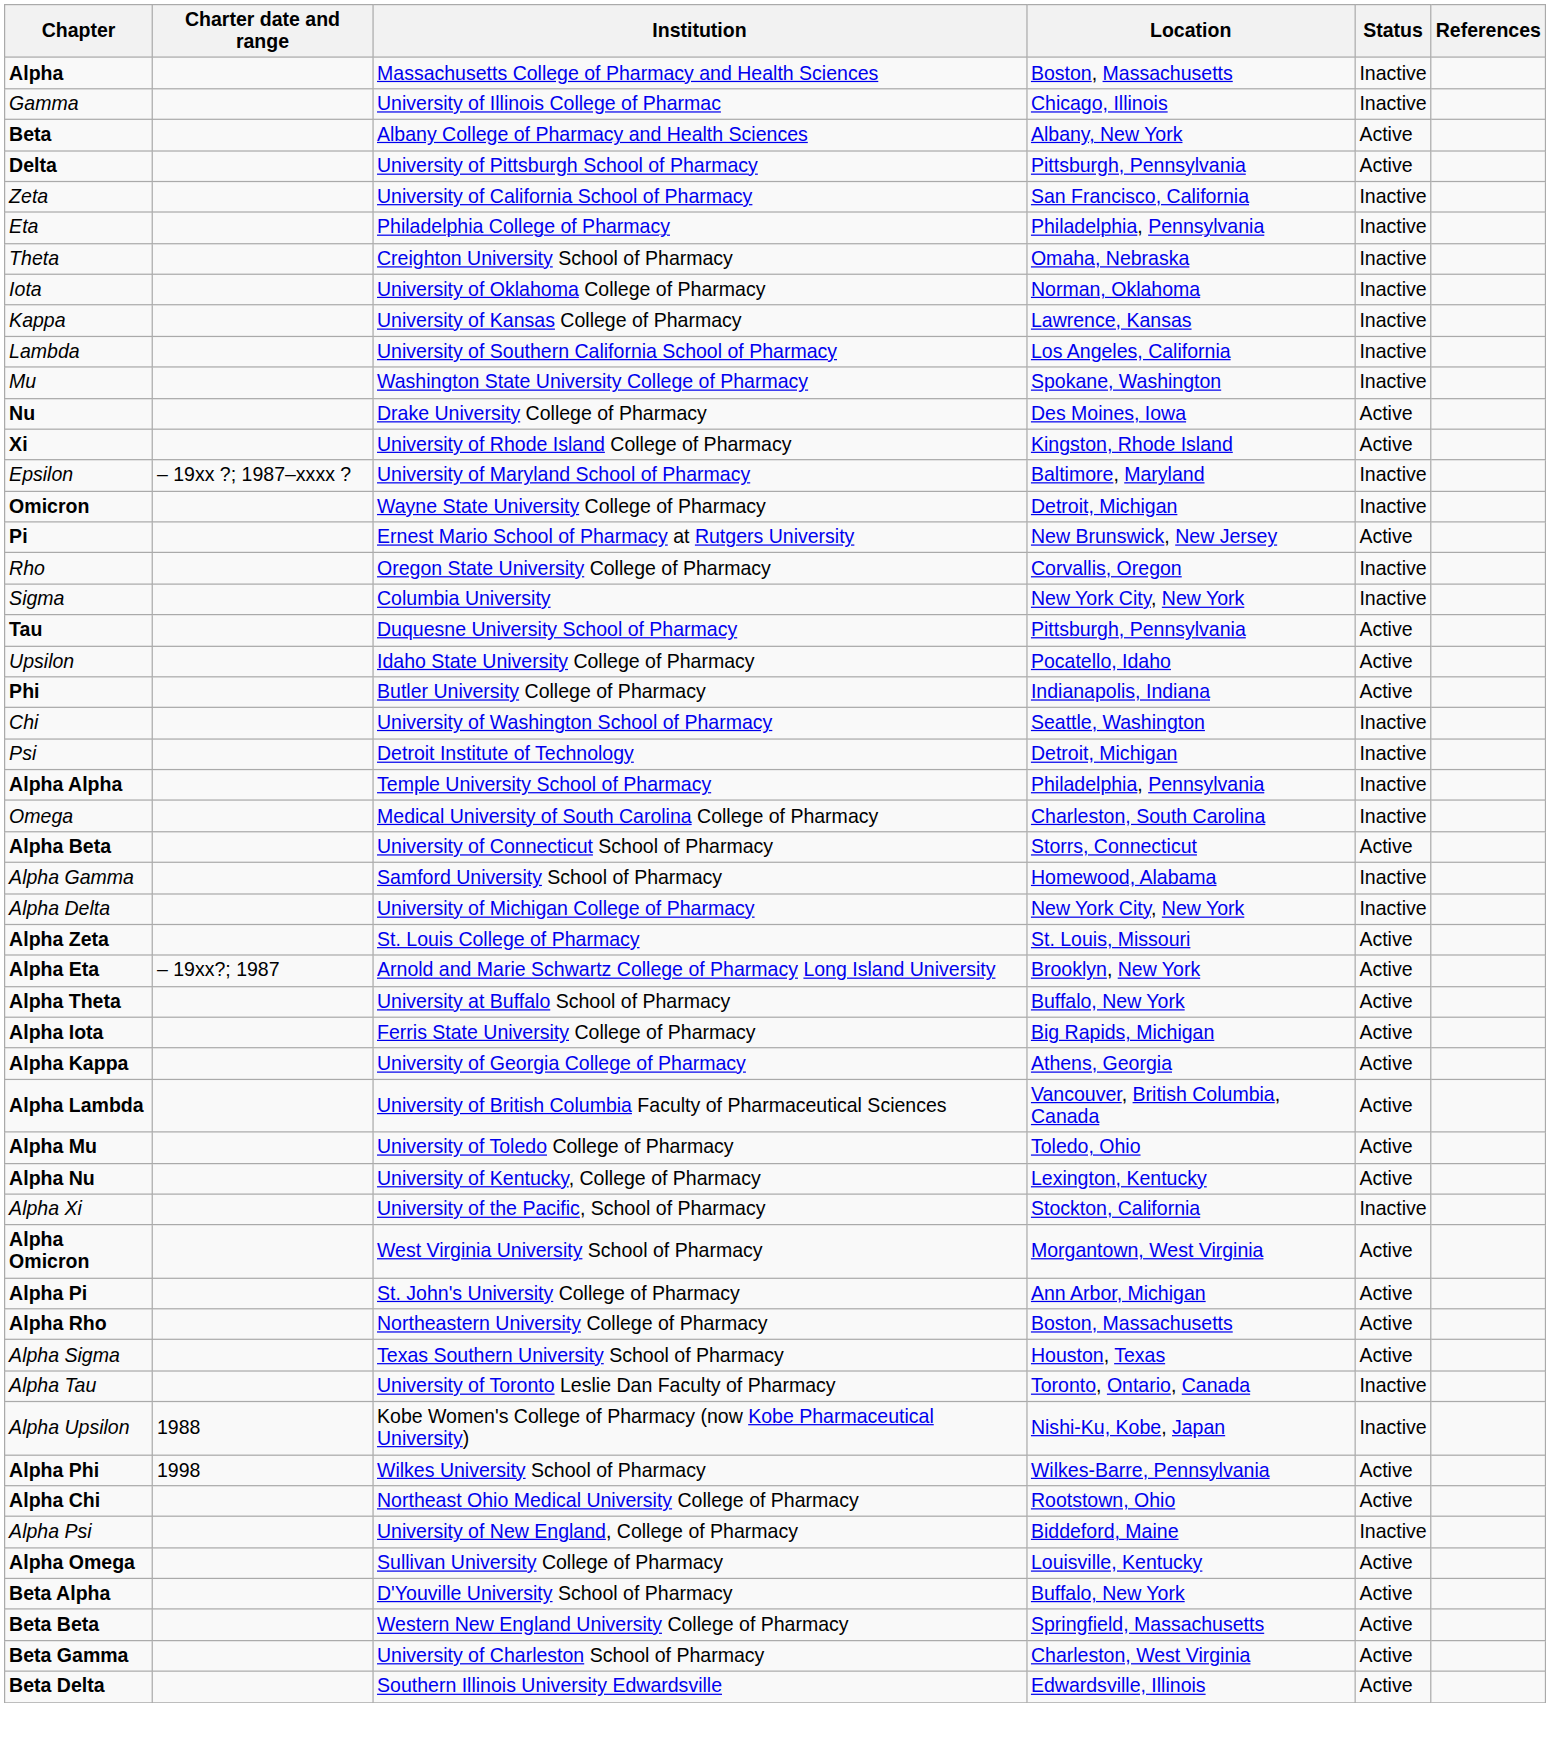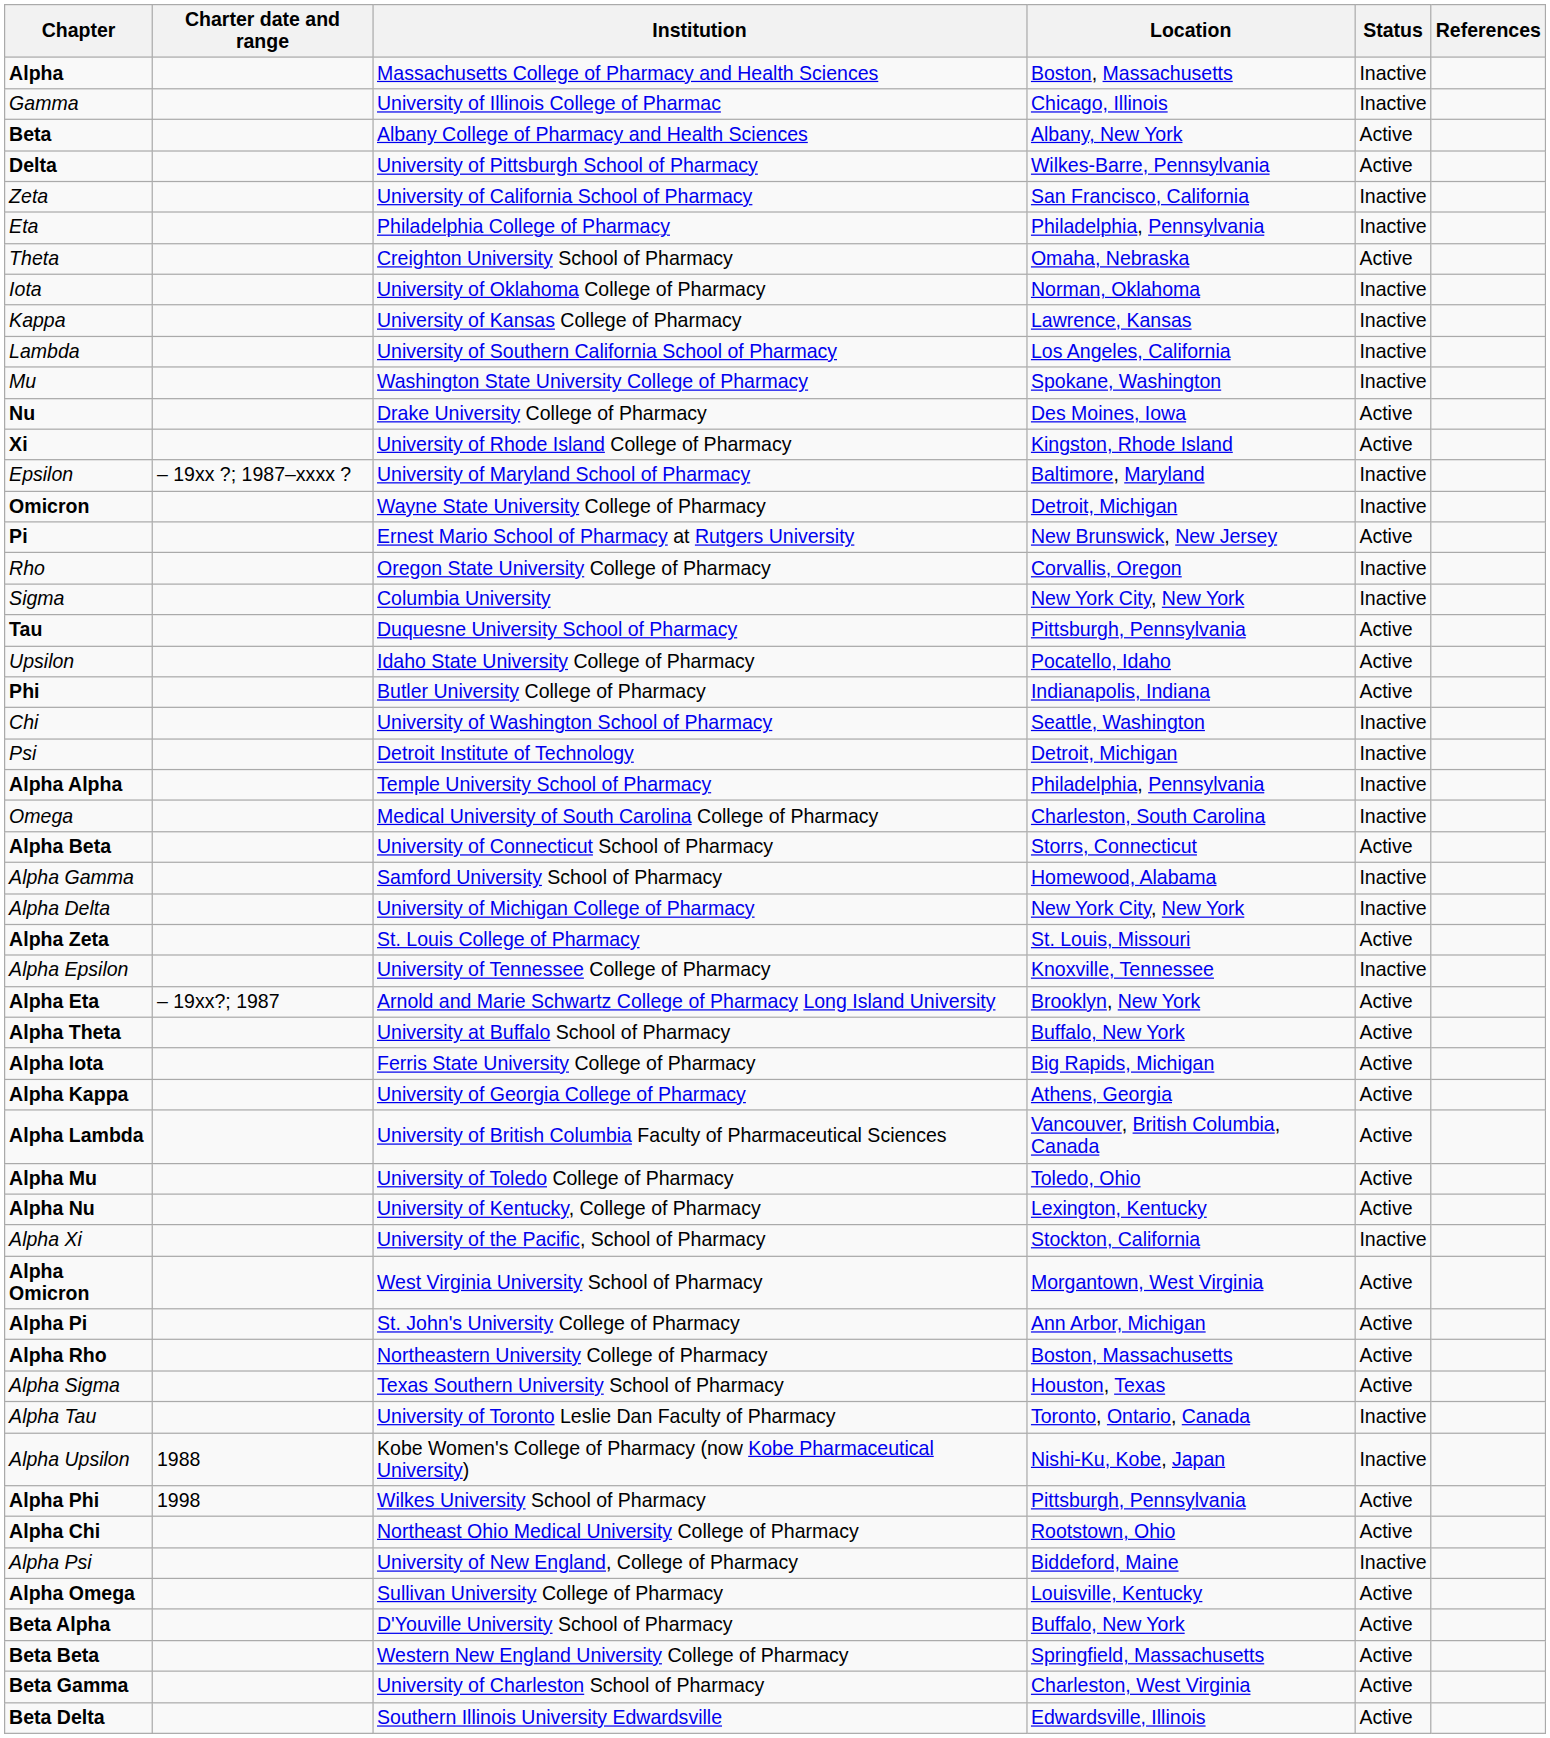(1138, 165) Pittsburgh, Pennsylvania -> (1150, 165) Wilkes-Barre, Pennsylvania
(1393, 258) Inactive -> (1386, 258) Active
+ row: (69, 970)
(1150, 1469) Wilkes-Barre, Pennsylvania -> (1138, 1500) Pittsburgh, Pennsylvania
